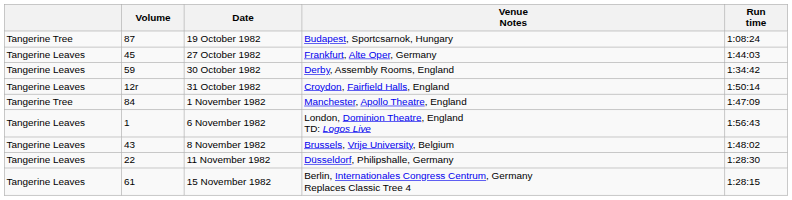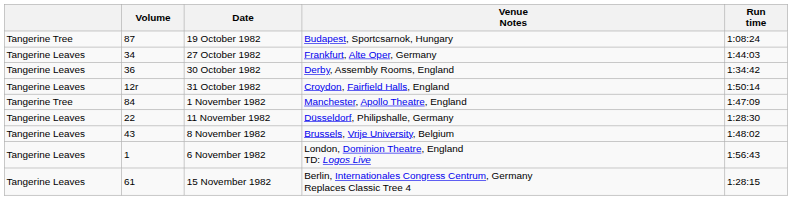(130, 54) 45 -> (130, 54) 34
(130, 70) 59 -> (130, 70) 36
rows swapped: (226, 123) <-> (229, 160)
